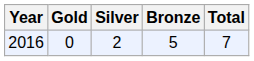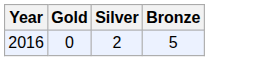- column: (226, 18)
